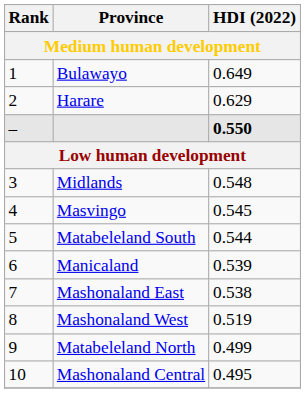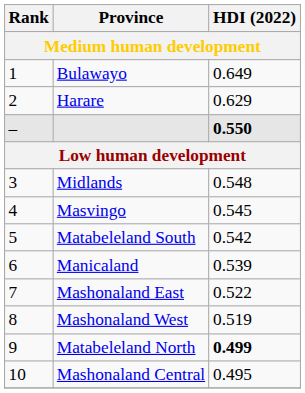(233, 237) 0.544 -> (233, 237) 0.542
(233, 292) 0.538 -> (233, 292) 0.522
(233, 347) normal -> (233, 347) bold
